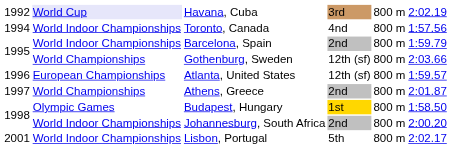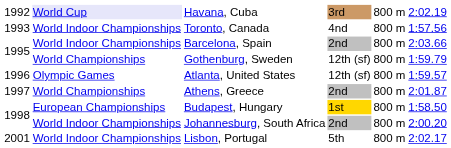(17, 28) 1994 -> (17, 28) 1993
(428, 43) 1:59.79 -> (428, 43) 2:03.66
(428, 59) 2:03.66 -> (428, 59) 1:59.79
(99, 75) European Championships -> (74, 75) Olympic Games
(74, 107) Olympic Games -> (99, 107) European Championships
